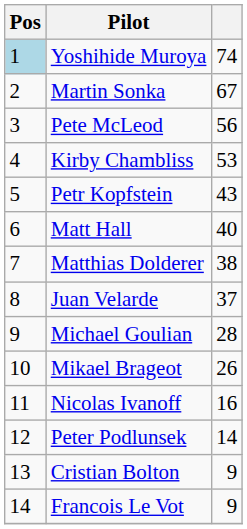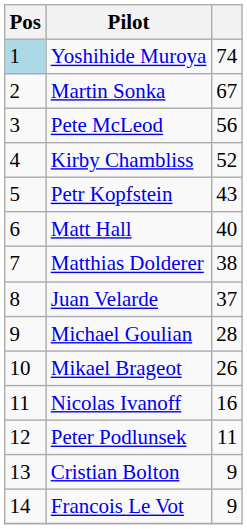(227, 160) 53 -> (227, 160) 52
(227, 437) 14 -> (227, 437) 11
